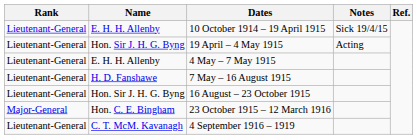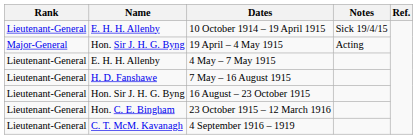(46, 45) Lieutenant-General -> (37, 45) Major-General
(37, 110) Major-General -> (46, 110) Lieutenant-General
